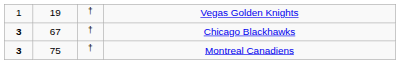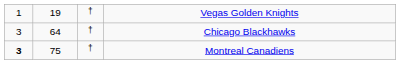(19, 32) bold -> (19, 32) normal
(55, 32) 67 -> (55, 32) 64
